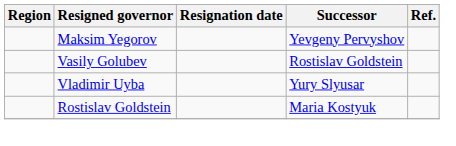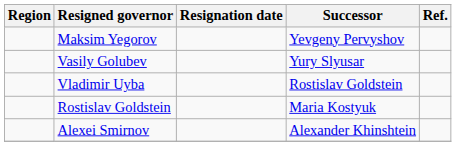(346, 61) Rostislav Goldstein -> (327, 61) Yury Slyusar
(327, 84) Yury Slyusar -> (346, 84) Rostislav Goldstein
+ row: (103, 130)
